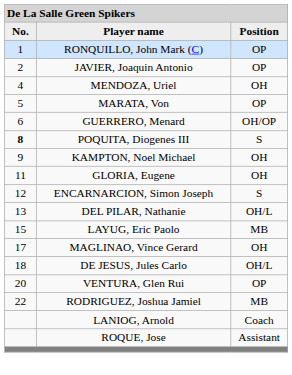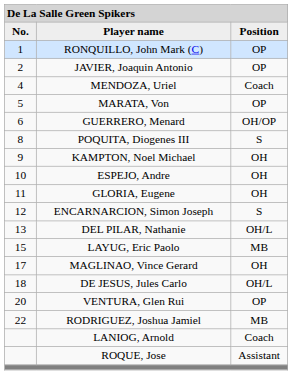(259, 85) OH -> (259, 85) Coach
(20, 139) bold -> (20, 139) normal
+ row: (134, 175)
